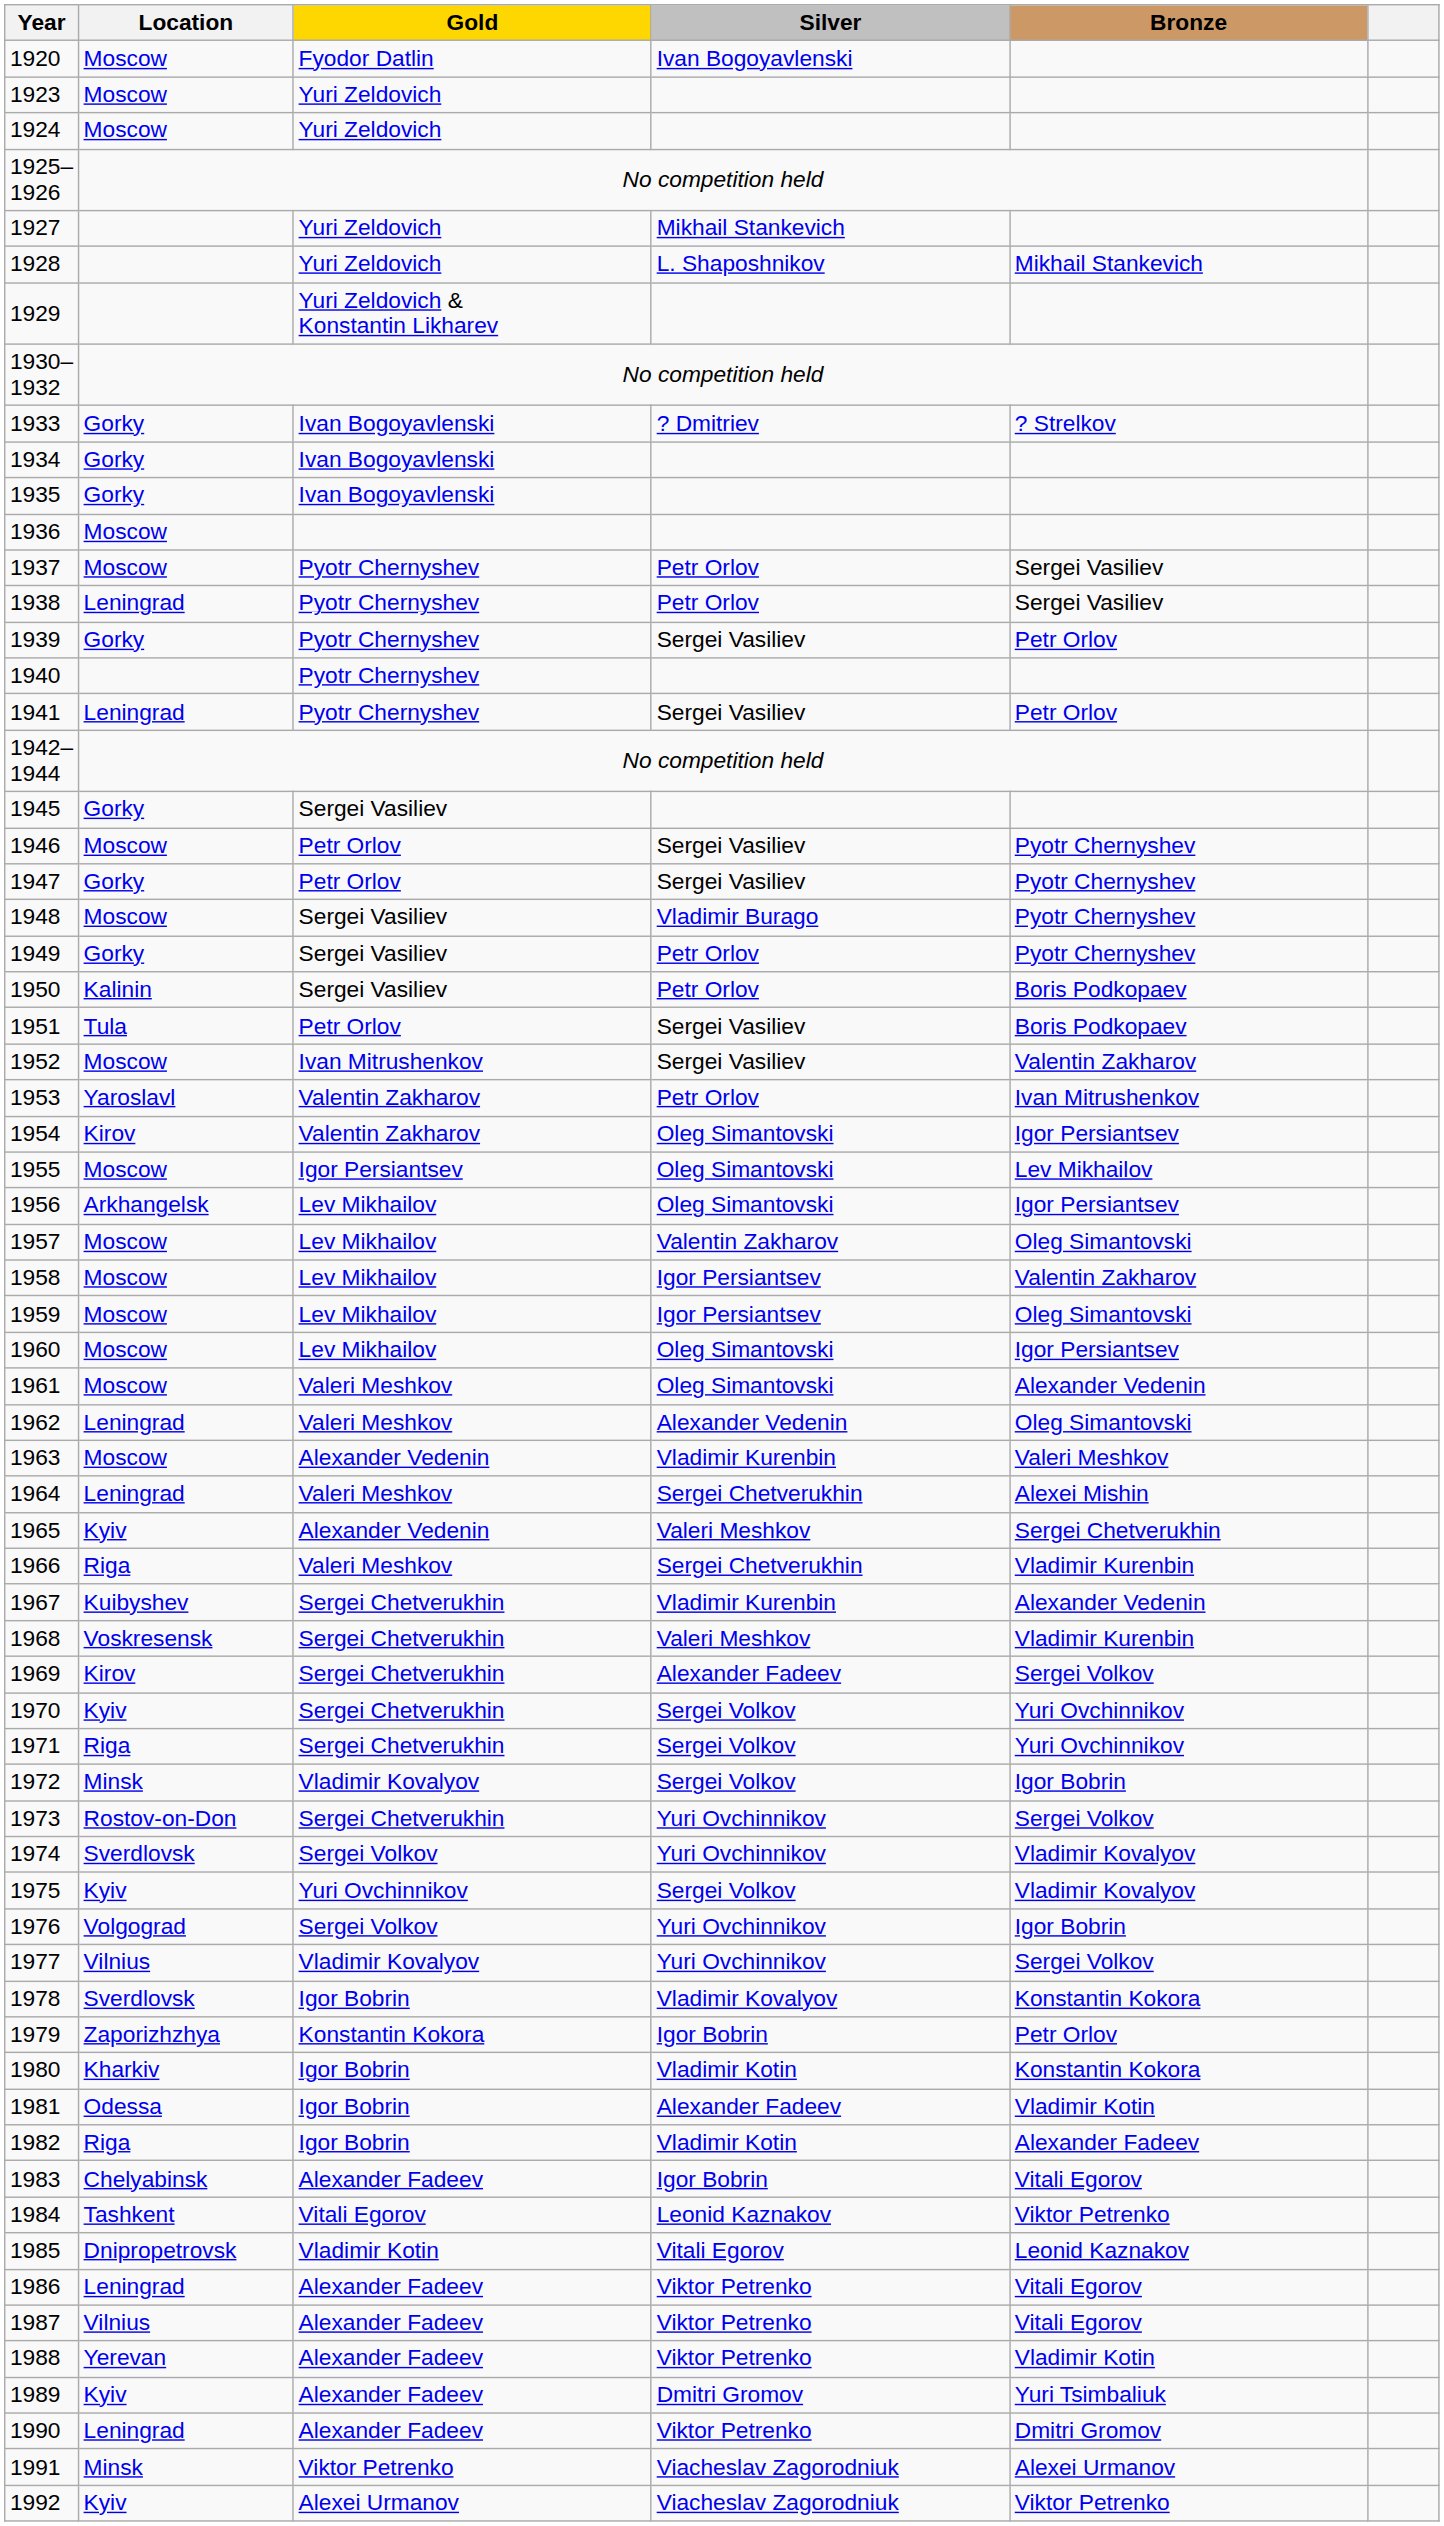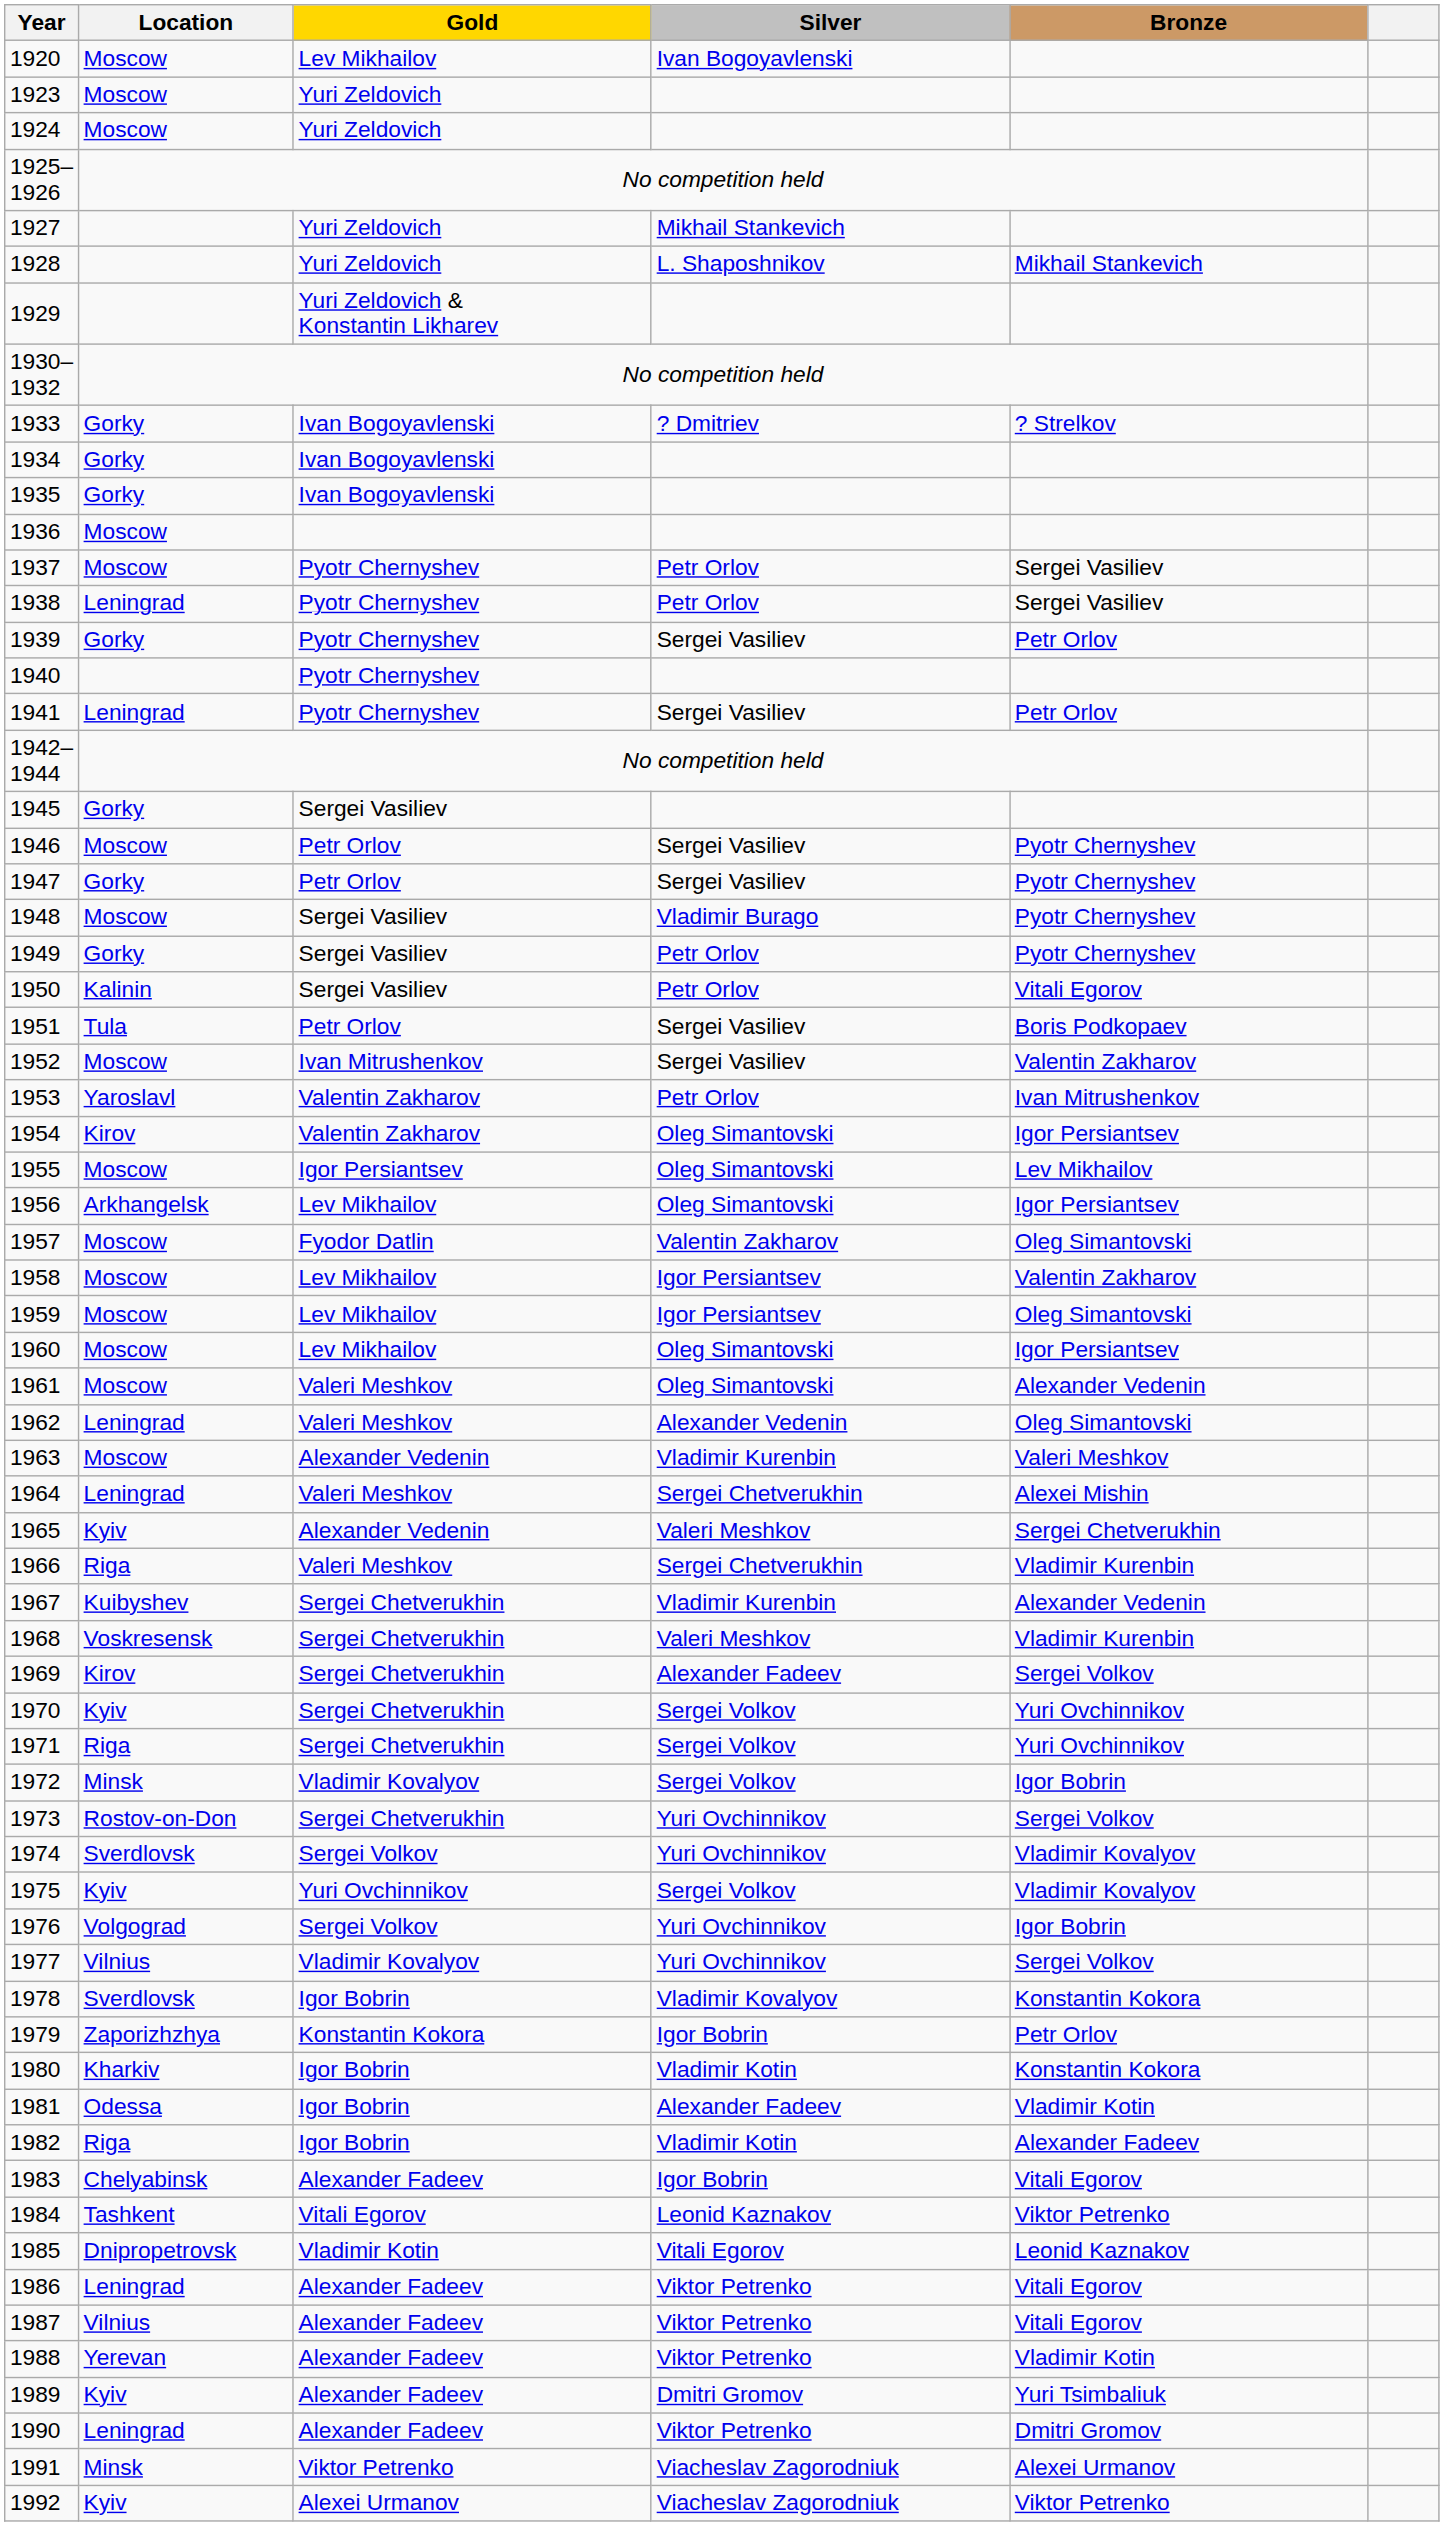(366, 58) Fyodor Datlin -> (367, 58) Lev Mikhailov
(1101, 989) Boris Podkopaev -> (1078, 989) Vitali Egorov
(367, 1241) Lev Mikhailov -> (366, 1241) Fyodor Datlin
